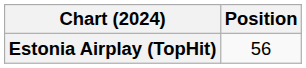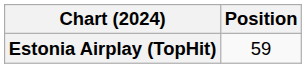(261, 48) 56 -> (261, 48) 59
